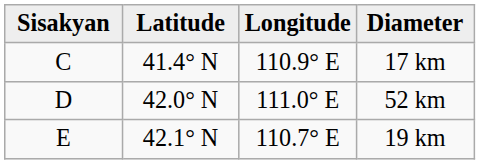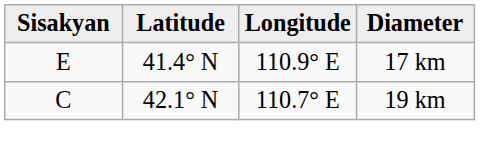(63, 61) C -> (63, 61) E
- row: (415, 100)
(63, 138) E -> (63, 100) C
